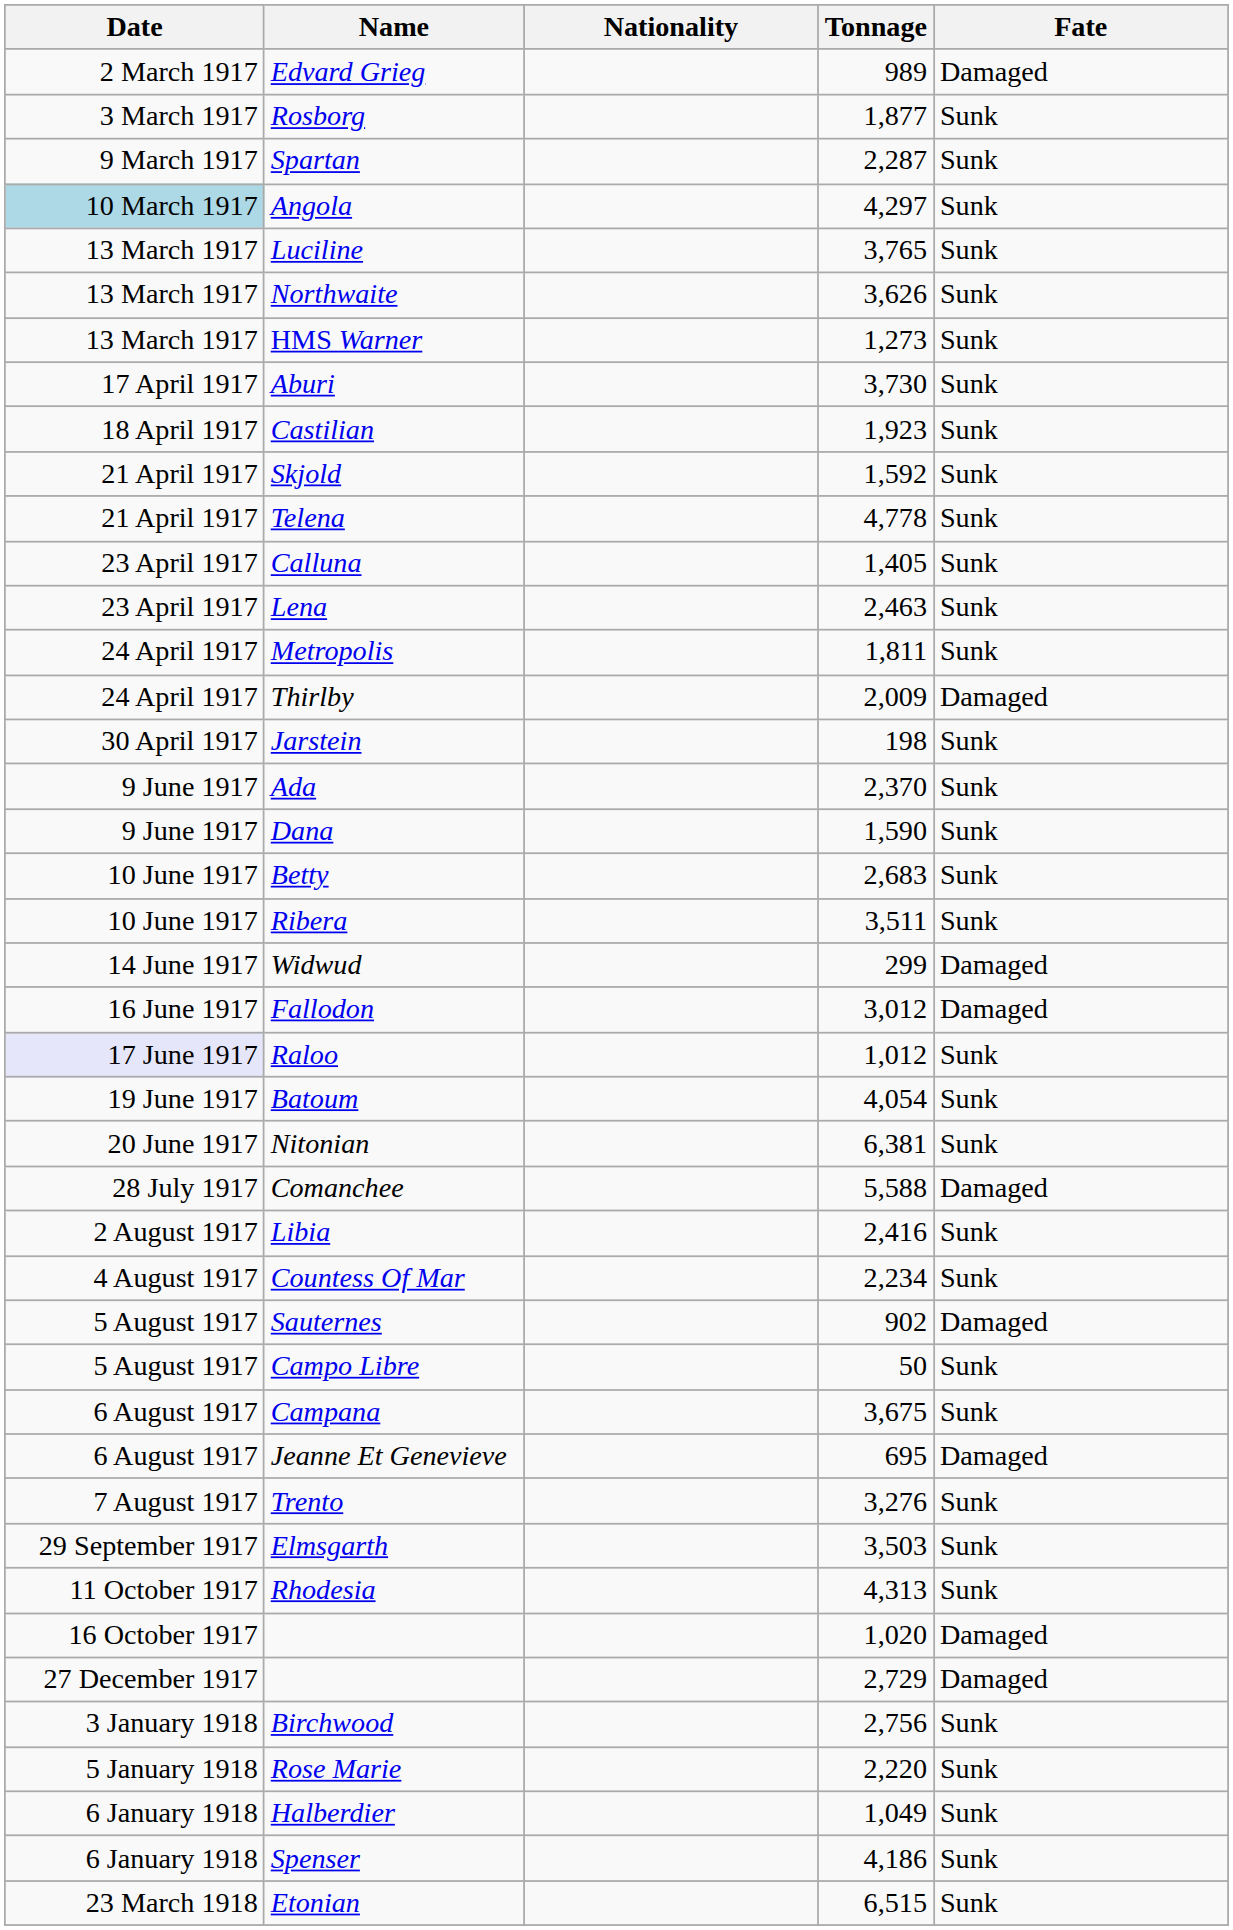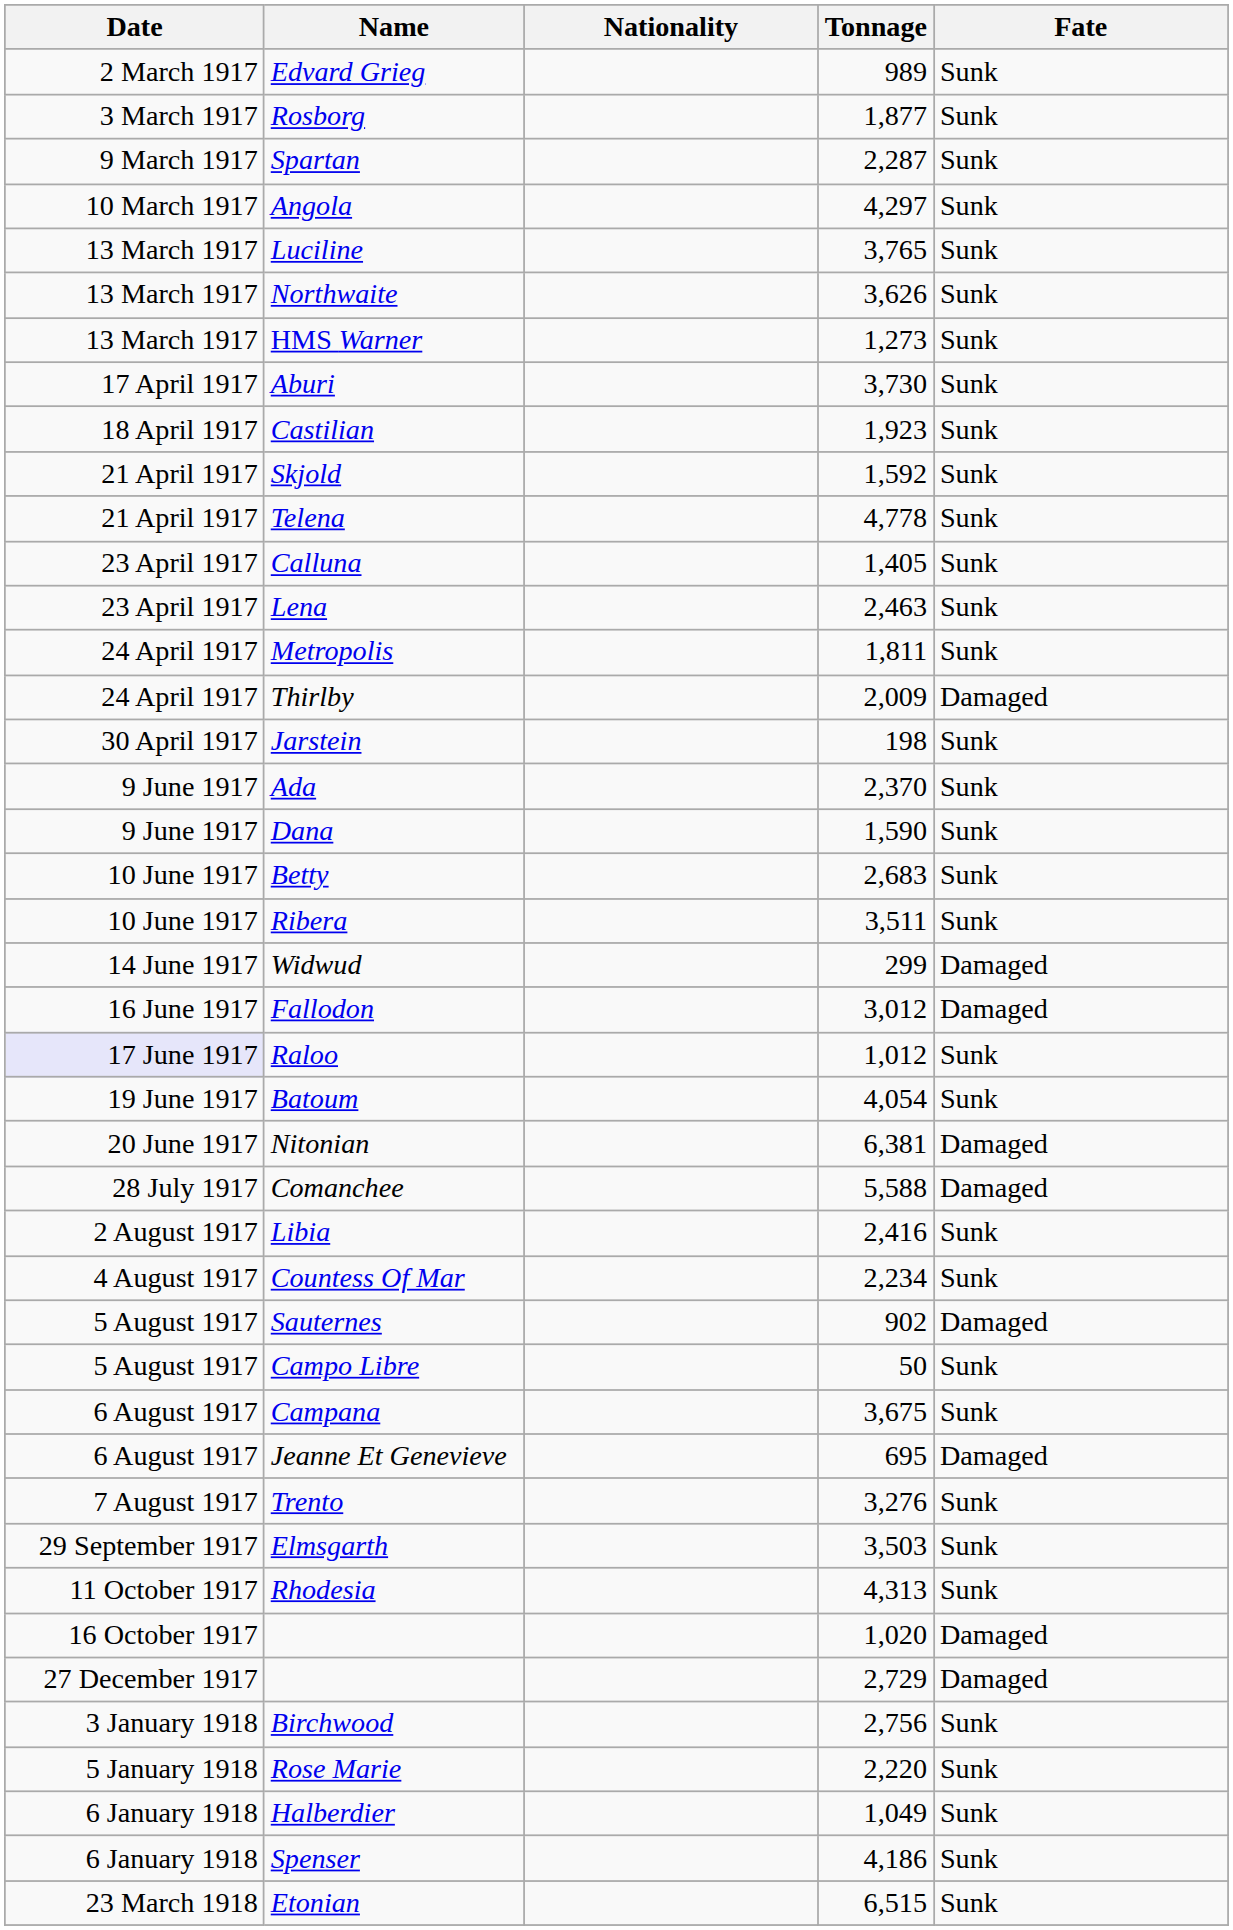(994, 71) Damaged -> (969, 71) Sunk
(172, 205) lightblue background -> (172, 205) no background
(969, 1143) Sunk -> (994, 1143) Damaged
